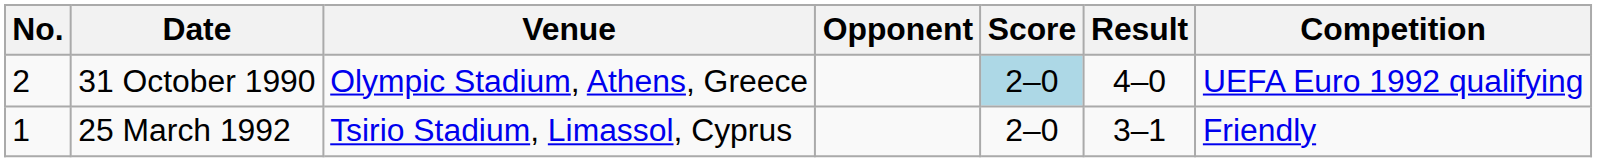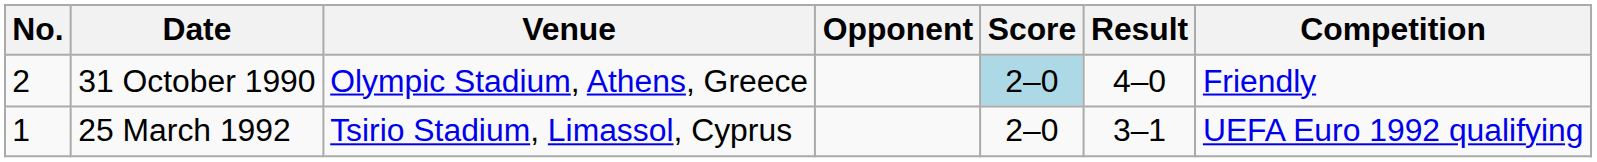(1393, 80) UEFA Euro 1992 qualifying -> (1260, 80) Friendly
(1260, 130) Friendly -> (1393, 130) UEFA Euro 1992 qualifying
